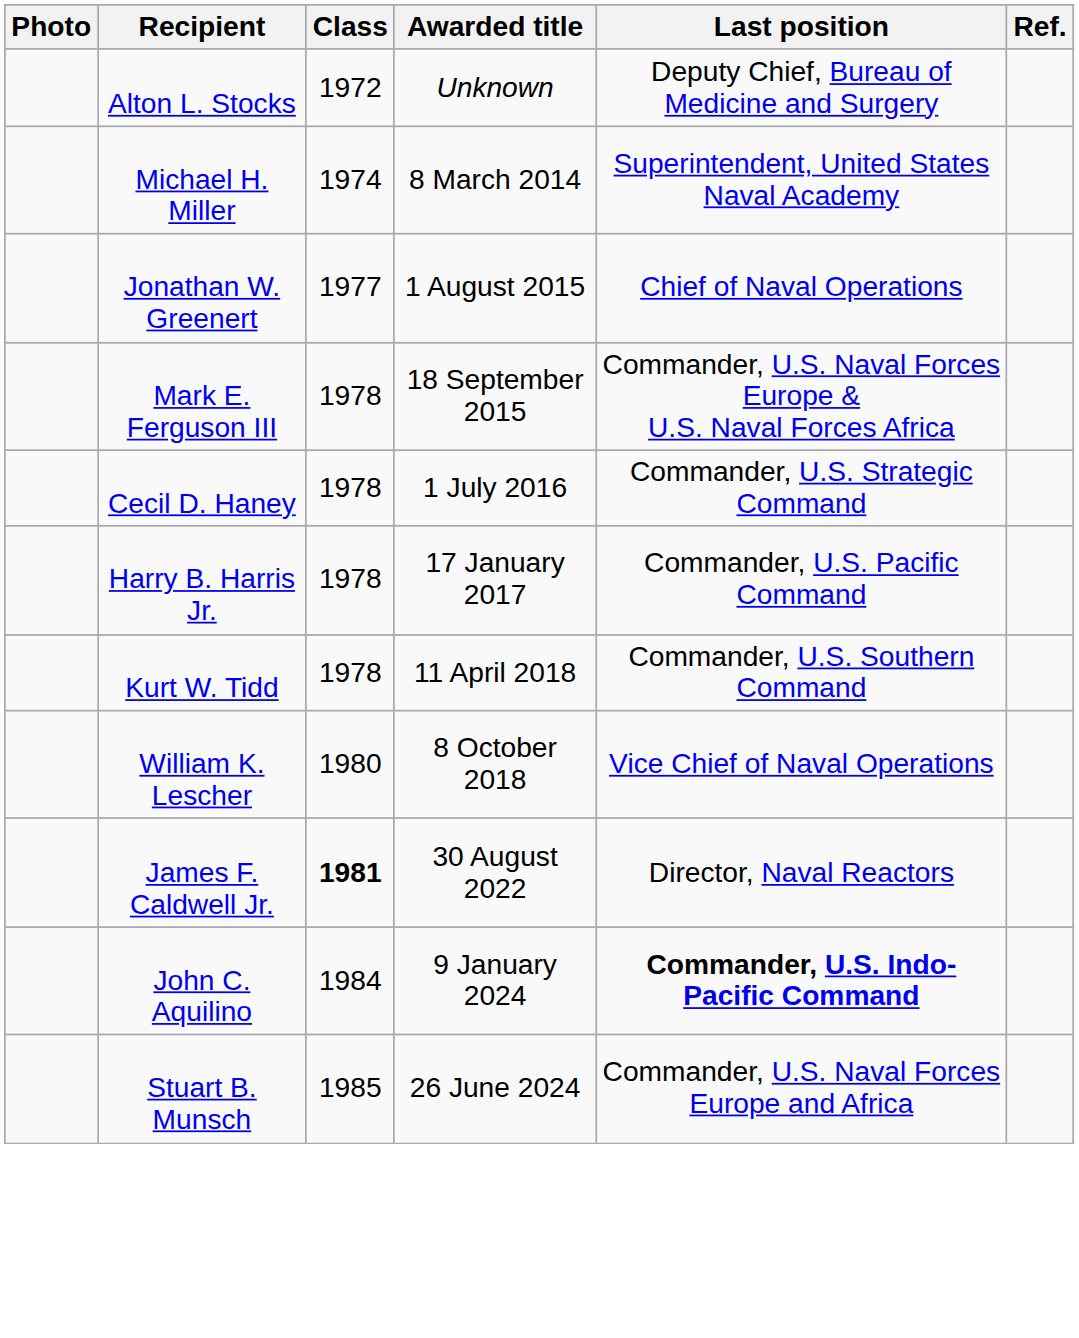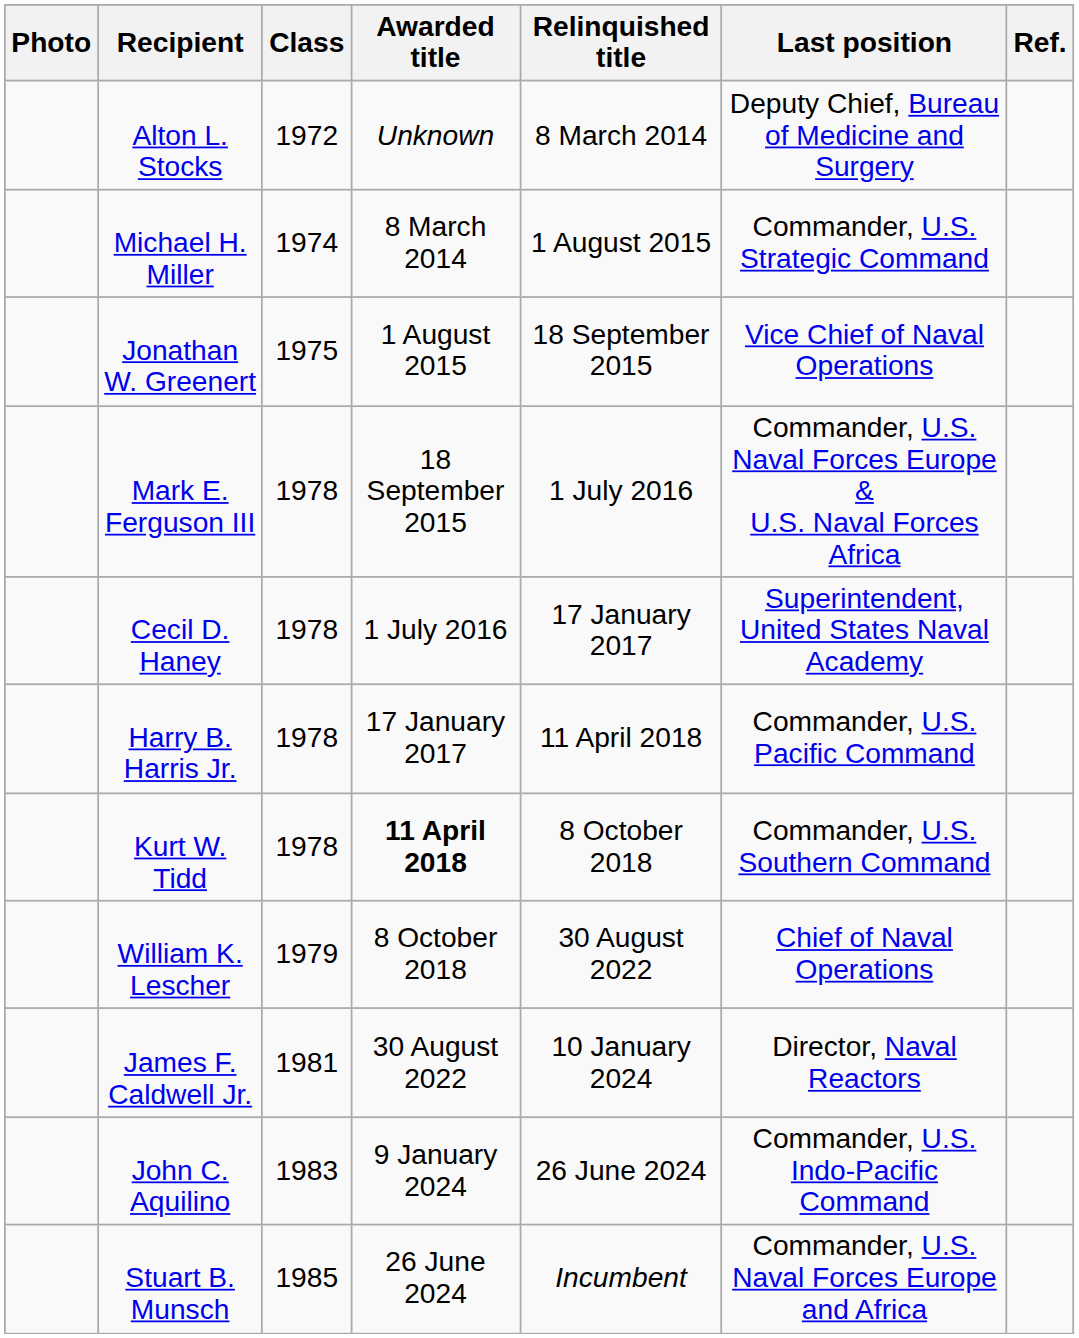+ column: (621, 42)
(801, 179) Superintendent, United States Naval Academy -> (864, 242) Commander, U.S. Strategic Command
(350, 287) 1977 -> (307, 350) 1975
(801, 287) Chief of Naval Operations -> (864, 350) Vice Chief of Naval Operations
(801, 487) Commander, U.S. Strategic Command -> (864, 630) Superintendent, United States Naval Academy
(495, 672) normal -> (435, 846) bold
(350, 764) 1980 -> (307, 954) 1979
(801, 764) Vice Chief of Naval Operations -> (864, 954) Chief of Naval Operations
(350, 872) bold -> (307, 1062) normal
(350, 980) 1984 -> (307, 1170) 1983
(801, 980) bold -> (864, 1170) normal
